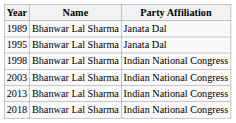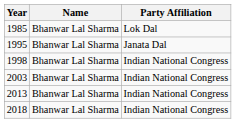+ row: (17, 28)
- row: (17, 28)
